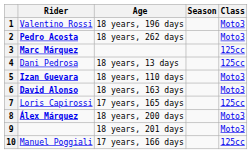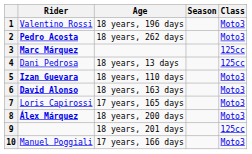(233, 103) 125cc -> (233, 103) Moto3
(233, 129) Moto3 -> (233, 129) 125cc
(233, 142) 125cc -> (233, 142) Moto3
